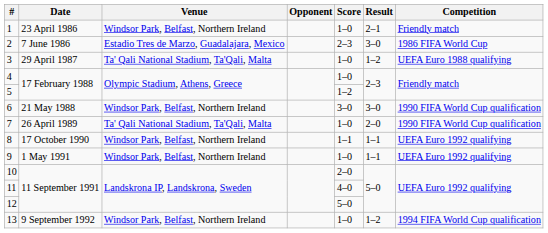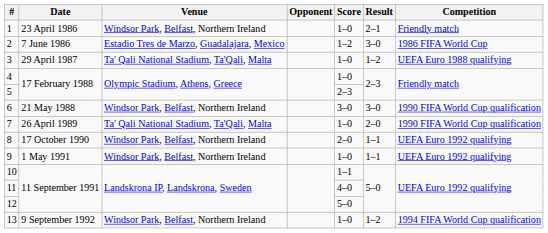(345, 44) 2–3 -> (345, 44) 1–2
(345, 92) 1–2 -> (345, 92) 2–3
(345, 140) 1–1 -> (345, 140) 2–0
(345, 172) 2–0 -> (345, 172) 1–1
